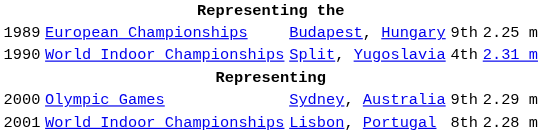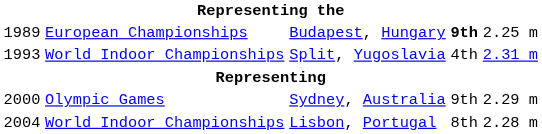(464, 33) normal -> (464, 33) bold
(22, 55) 1990 -> (22, 55) 1993
(22, 122) 2001 -> (22, 122) 2004
